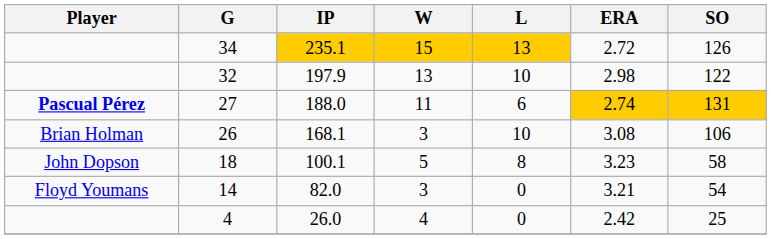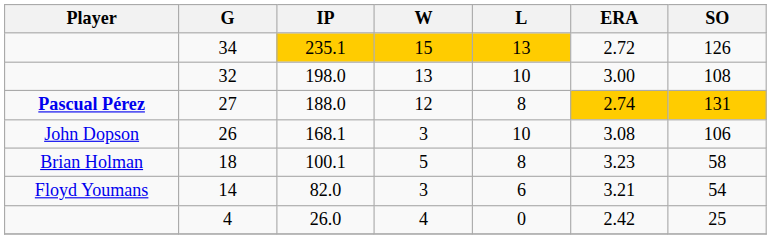(326, 76) 197.9 -> (326, 76) 198.0
(619, 76) 2.98 -> (619, 76) 3.00
(717, 76) 122 -> (717, 76) 108
(423, 104) 11 -> (423, 104) 12
(521, 104) 6 -> (521, 104) 8
(92, 133) Brian Holman -> (92, 133) John Dopson
(92, 162) John Dopson -> (92, 162) Brian Holman
(521, 190) 0 -> (521, 190) 6
